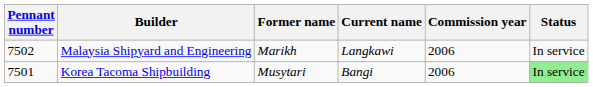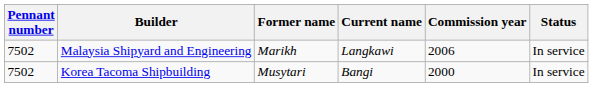(21, 72) 7501 -> (21, 72) 7502
(441, 72) 2006 -> (441, 72) 2000
(559, 72) lightgreen background -> (559, 72) no background
